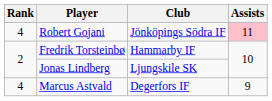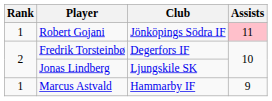(20, 31) 4 -> (20, 31) 1
(163, 50) Hammarby IF -> (160, 50) Degerfors IF
(20, 86) 4 -> (20, 86) 1
(160, 86) Degerfors IF -> (163, 86) Hammarby IF
